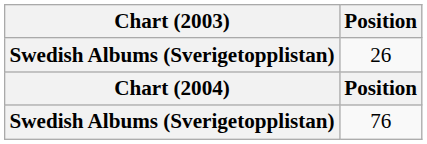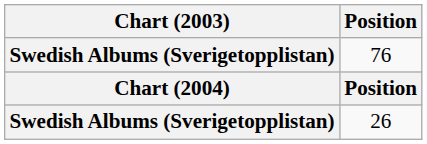rows swapped: (381, 121) <-> (381, 54)
